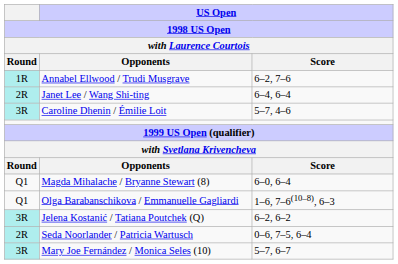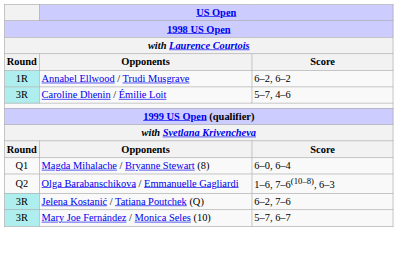(273, 78) 6–2, 7–6 -> (273, 78) 6–2, 6–2
- row: (95, 95)
(22, 200) Q1 -> (22, 183) Q2
(273, 218) 6–2, 6–2 -> (273, 201) 6–2, 7–6
- row: (117, 234)
